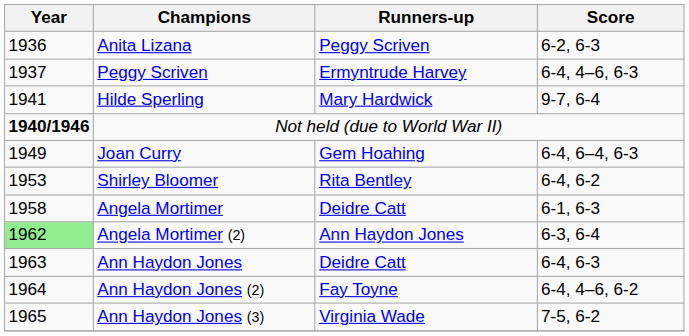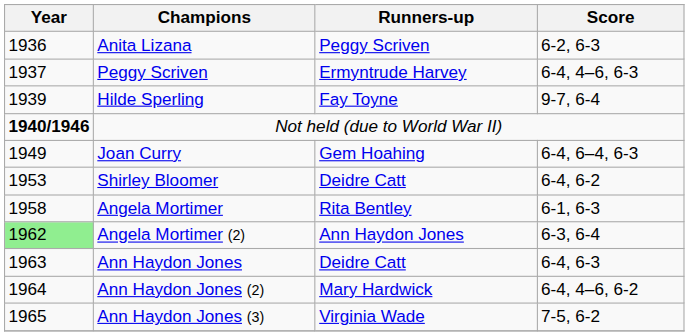(28, 99) 1941 -> (28, 99) 1939
(376, 99) Mary Hardwick -> (359, 99) Fay Toyne
(365, 180) Rita Bentley -> (362, 180) Deidre Catt
(362, 208) Deidre Catt -> (365, 208) Rita Bentley
(359, 289) Fay Toyne -> (376, 289) Mary Hardwick
